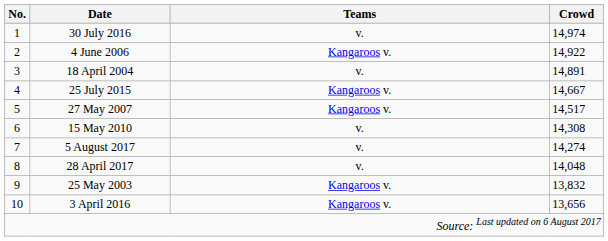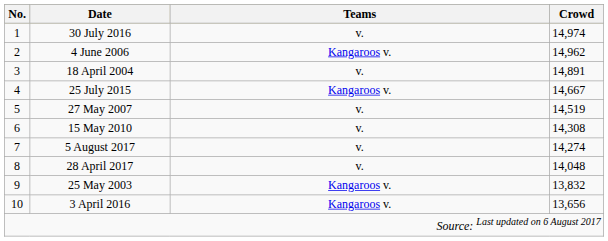(569, 52) 14,922 -> (569, 52) 14,962
(360, 109) Kangaroos v. -> (360, 109) v.
(569, 109) 14,517 -> (569, 109) 14,519
